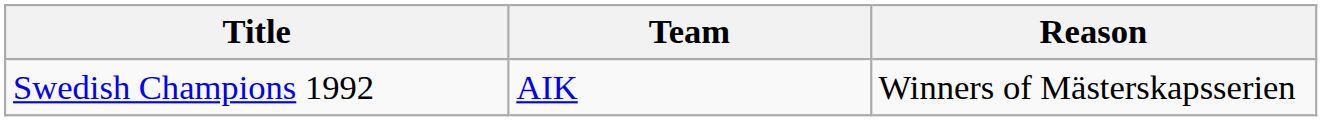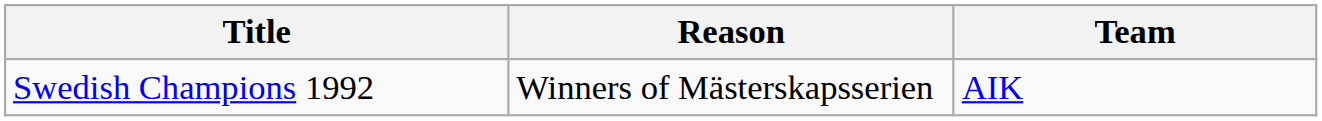columns swapped: (689, 31) <-> (1093, 31)
